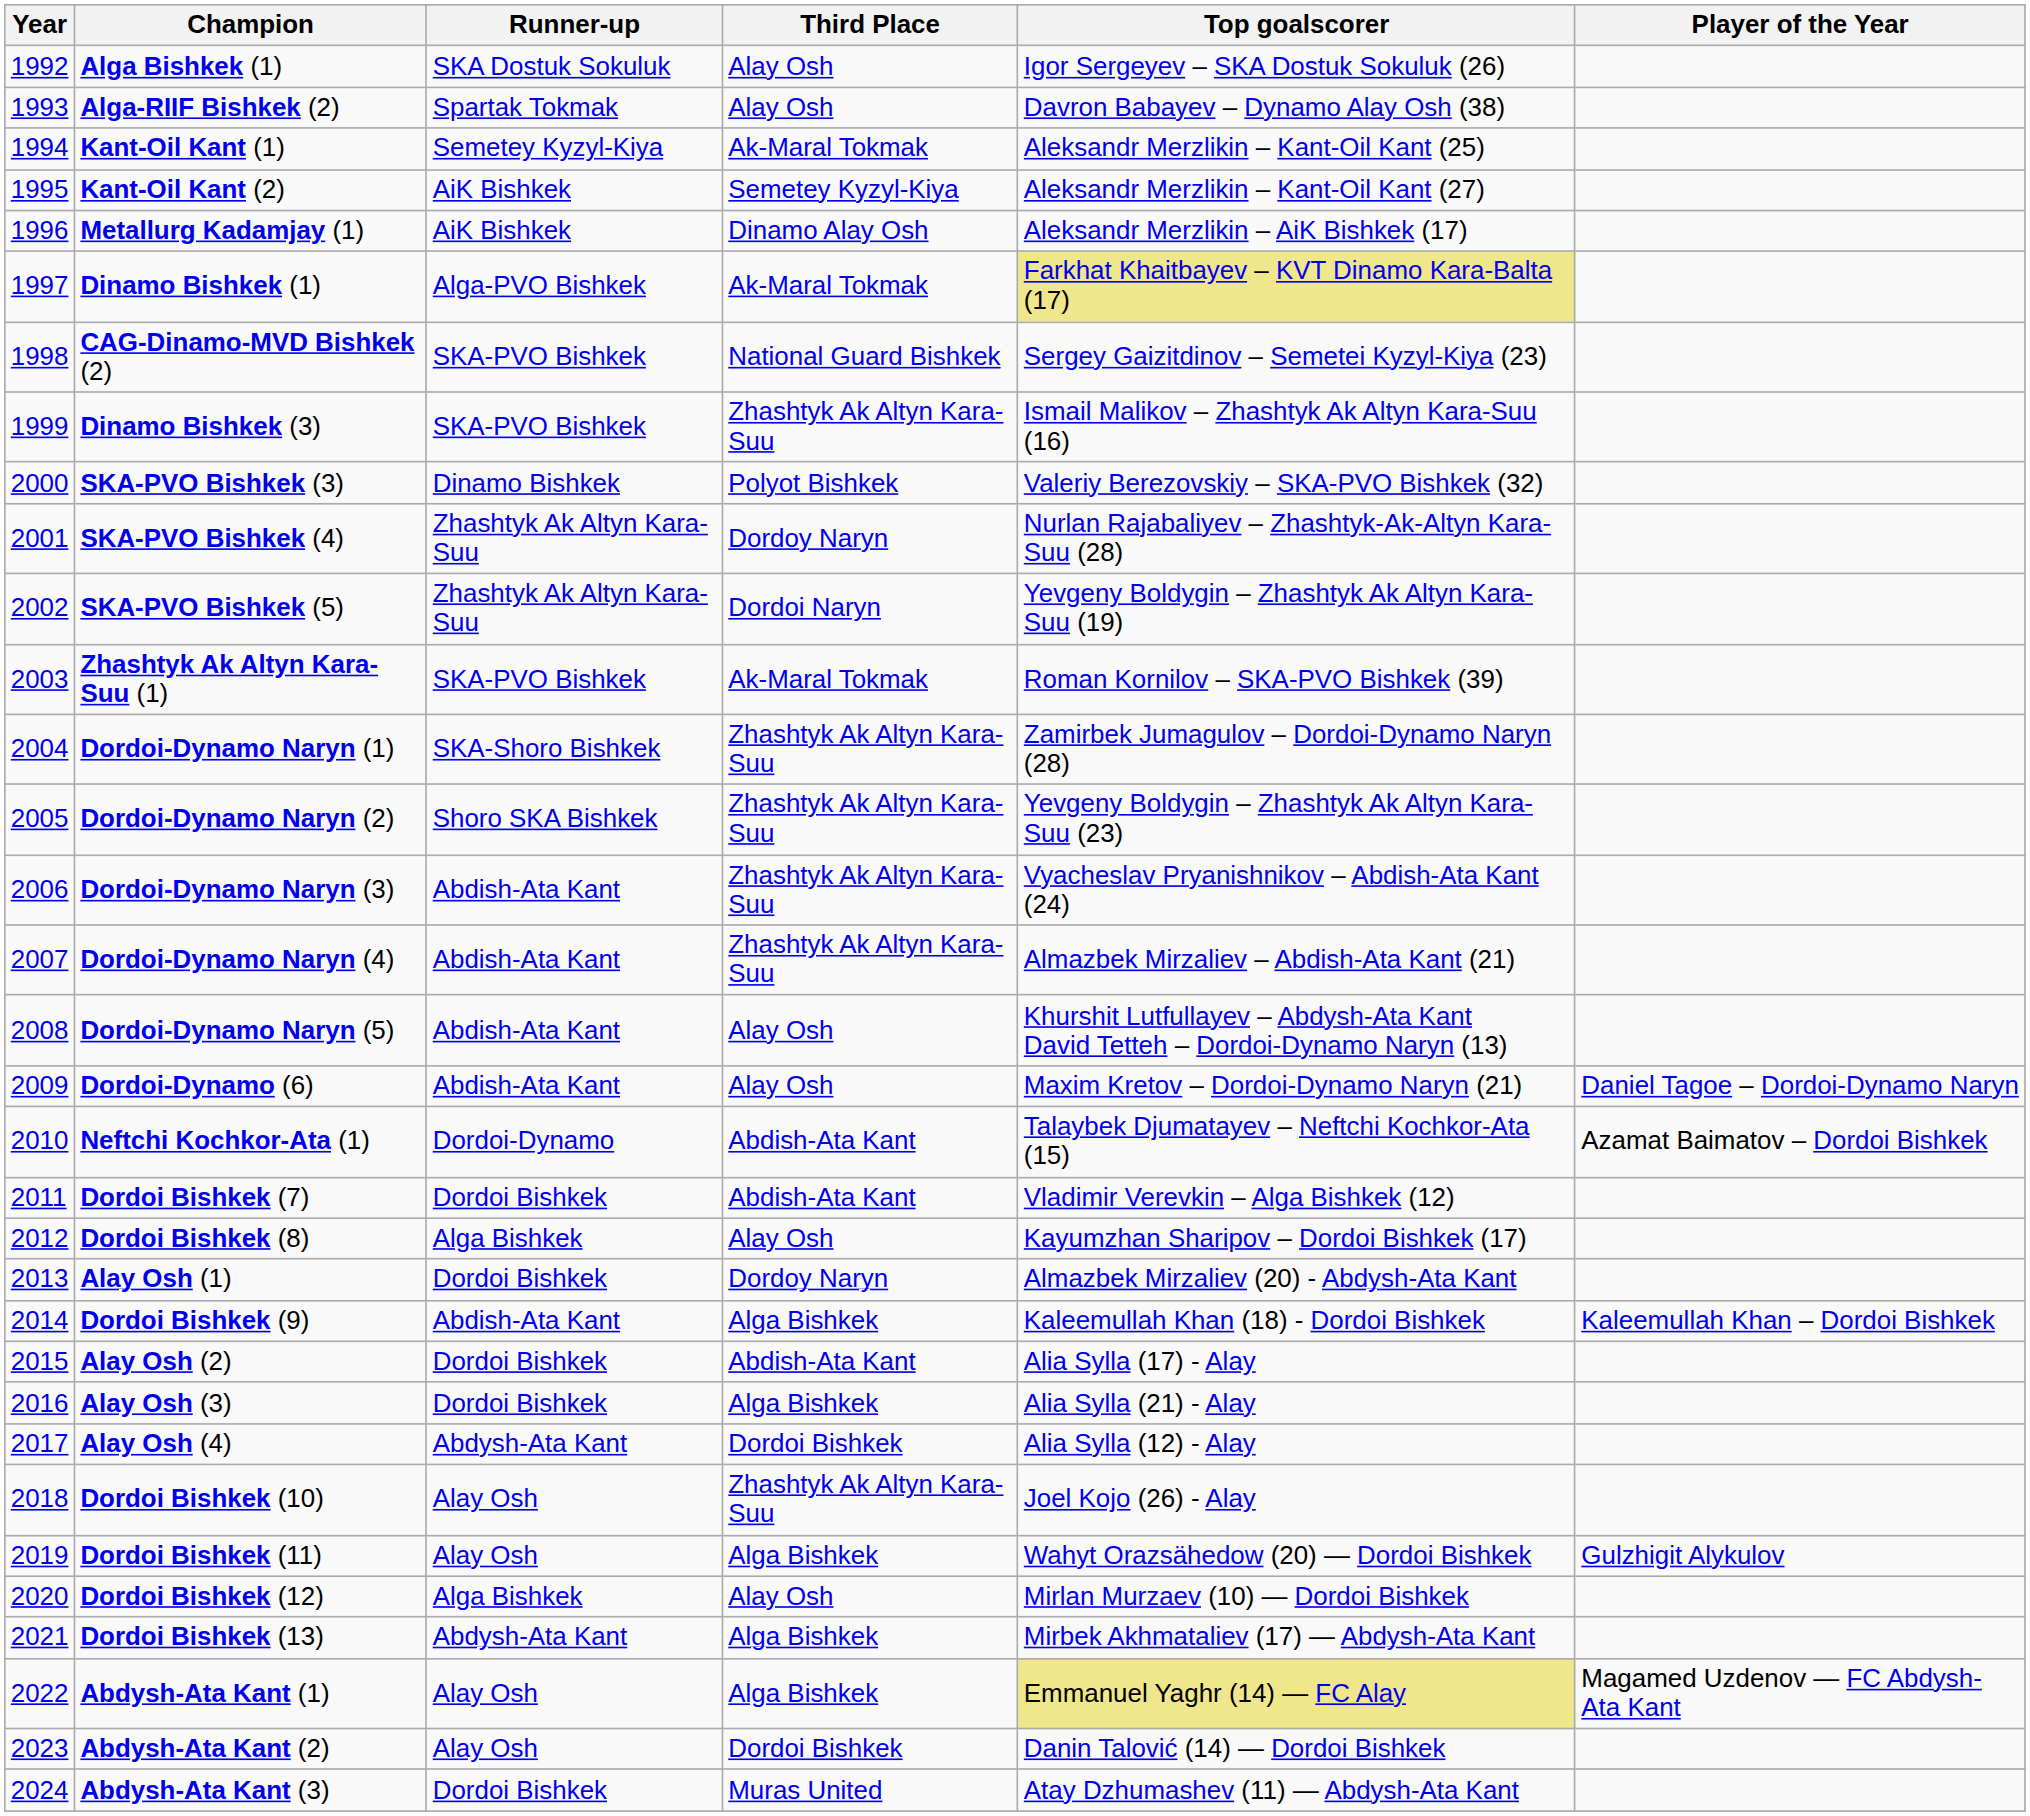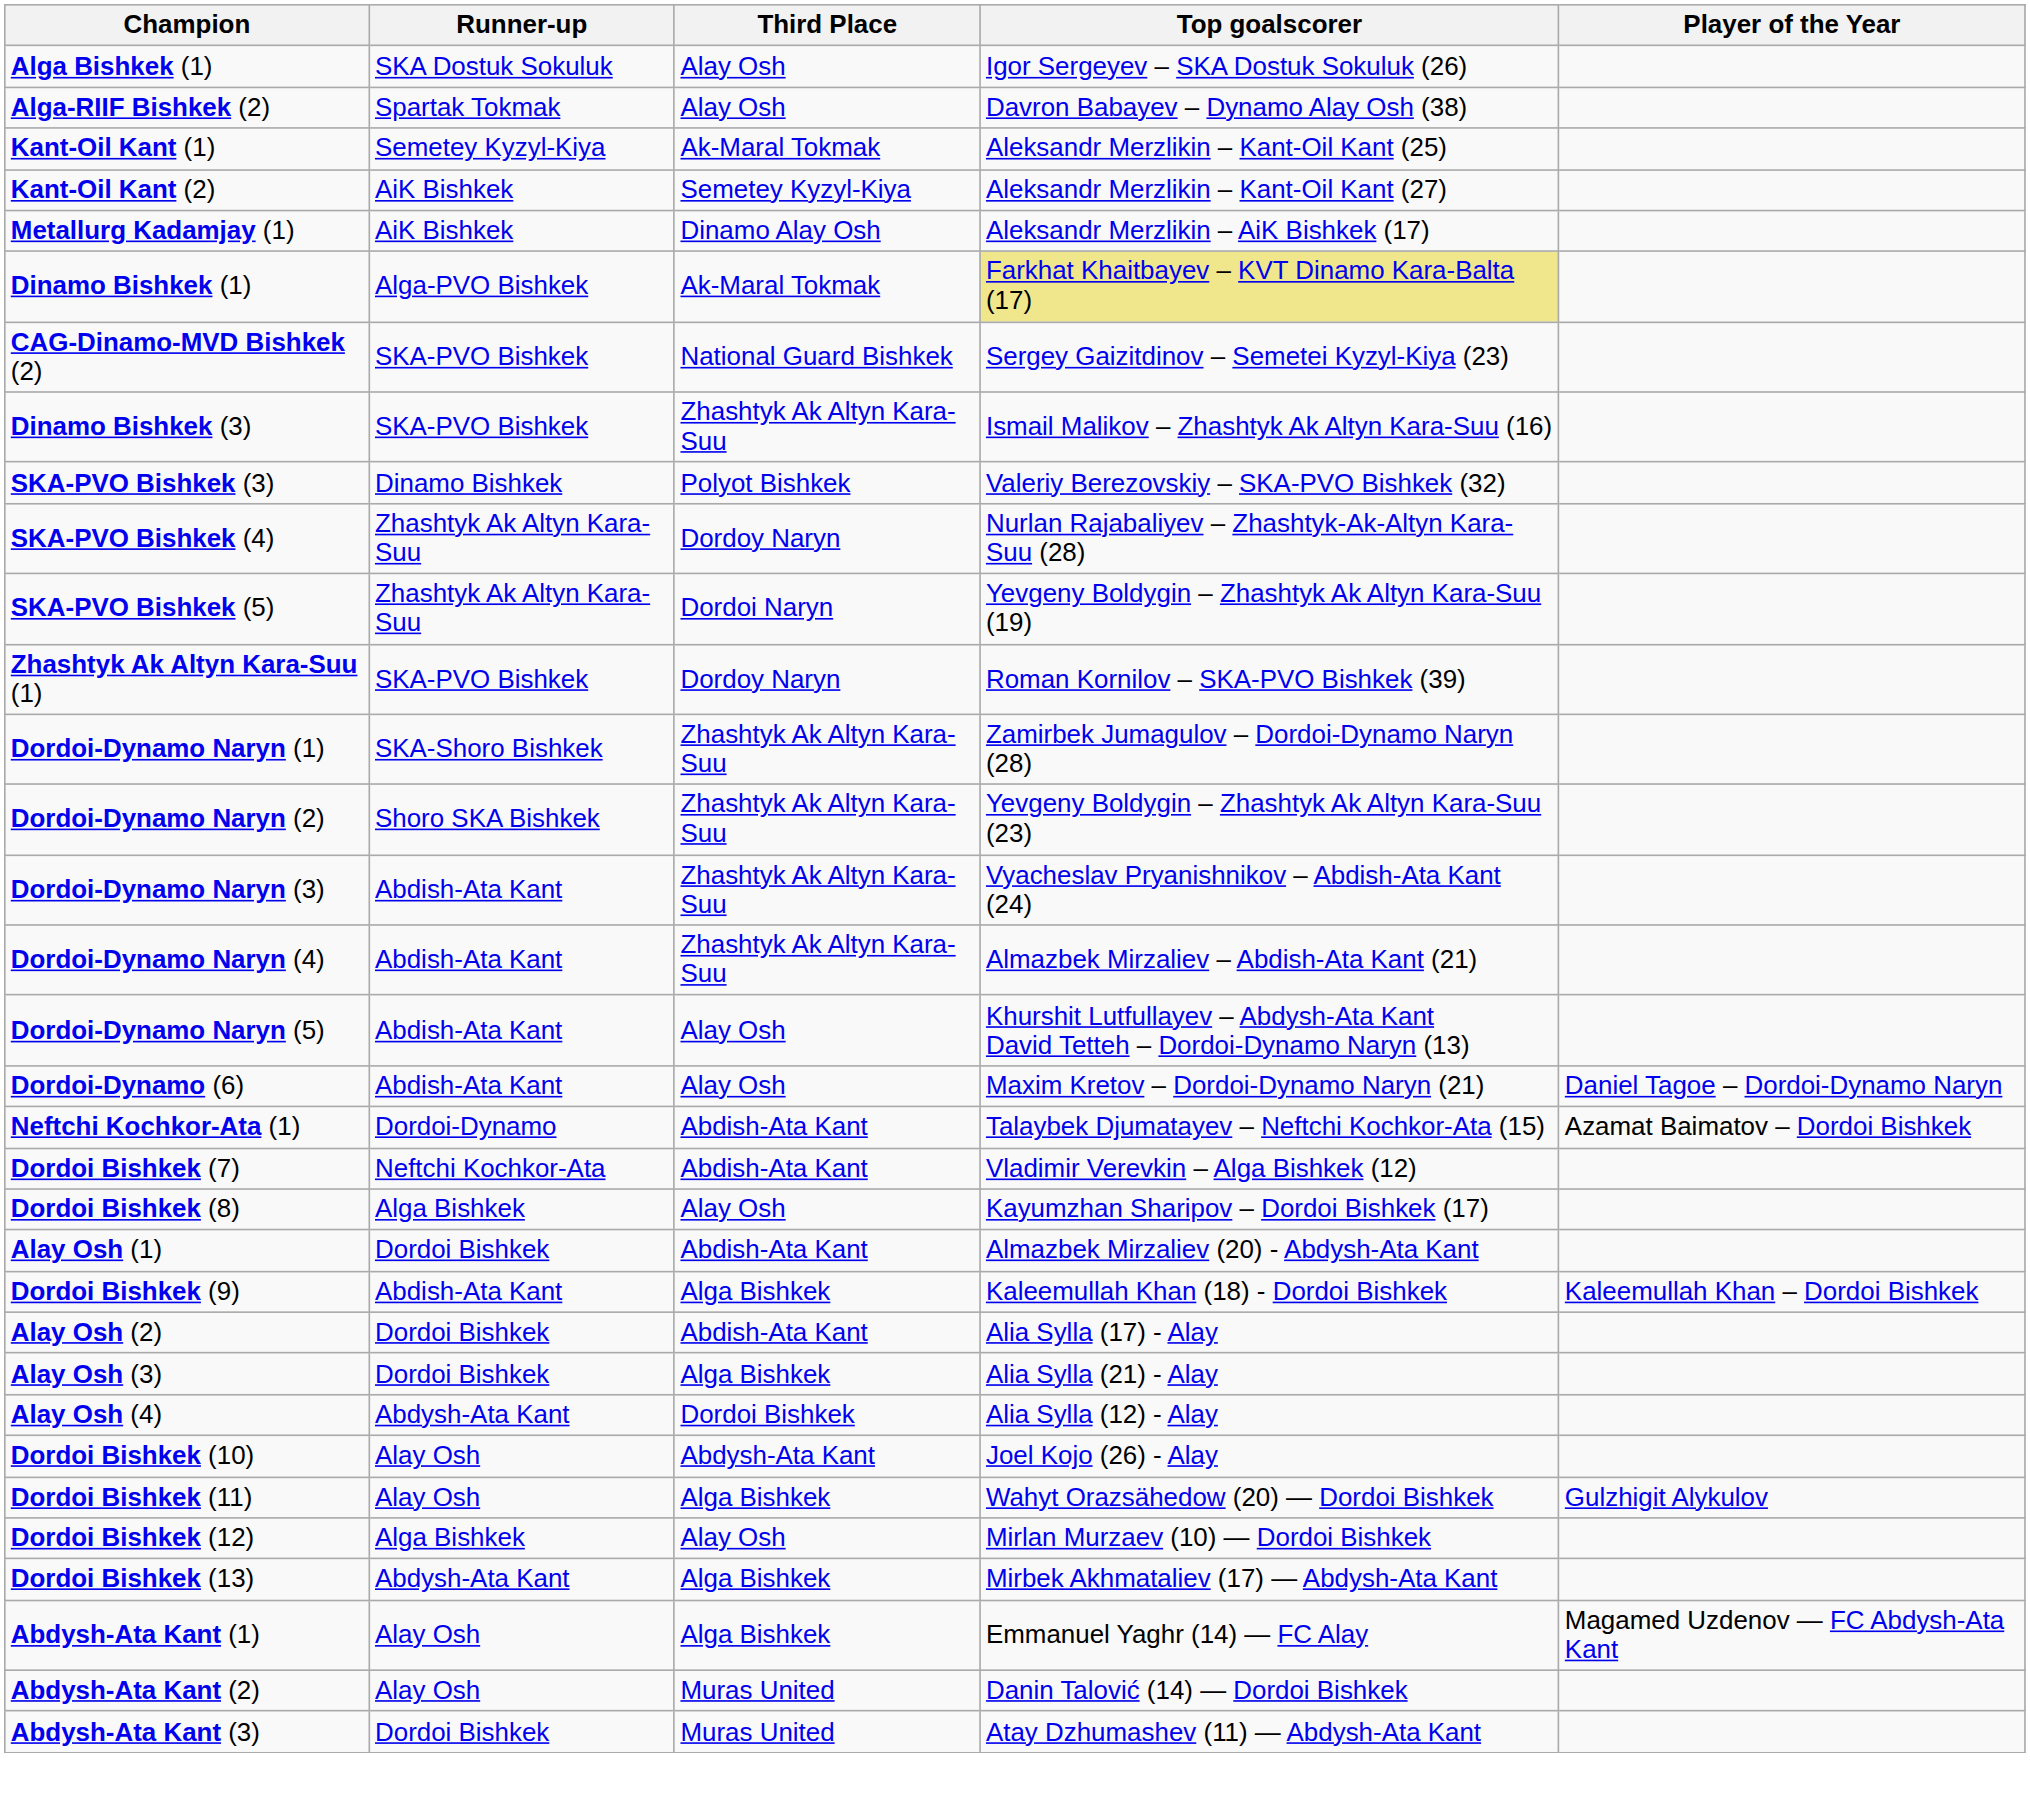- column: (40, 25)
(828, 678) Ak-Maral Tokmak -> (760, 678) Dordoy Naryn
(520, 1197) Dordoi Bishkek -> (490, 1167) Neftchi Kochkor-Ata
(808, 1279) Dordoy Naryn -> (774, 1250) Abdish-Ata Kant
(866, 1499) Zhashtyk Ak Altyn Kara-Suu -> (778, 1455) Abdysh-Ata Kant
(1215, 1693) khaki background -> (1177, 1634) no background
(815, 1748) Dordoi Bishkek -> (758, 1690) Muras United
